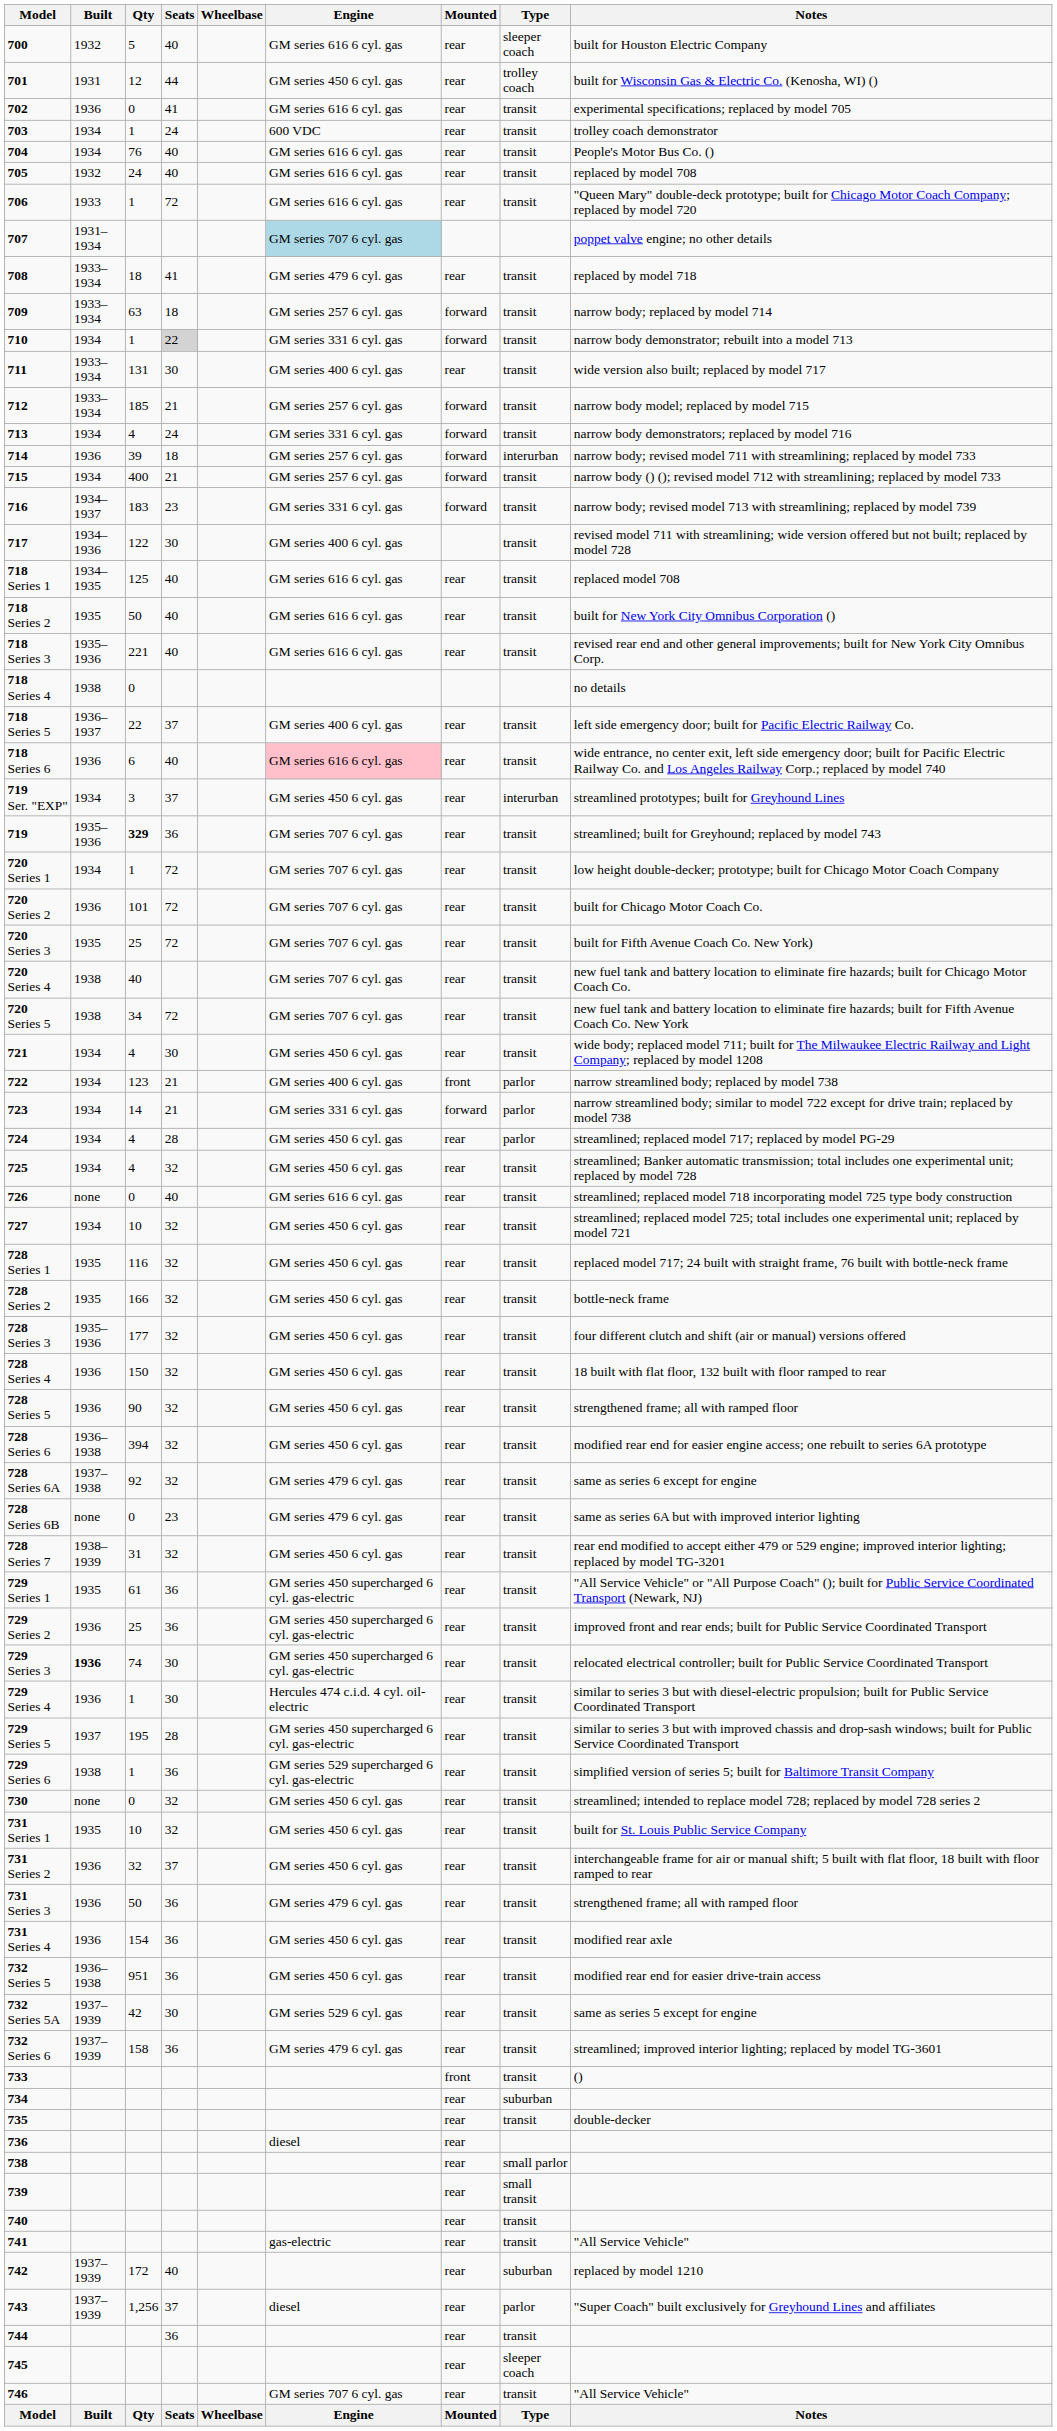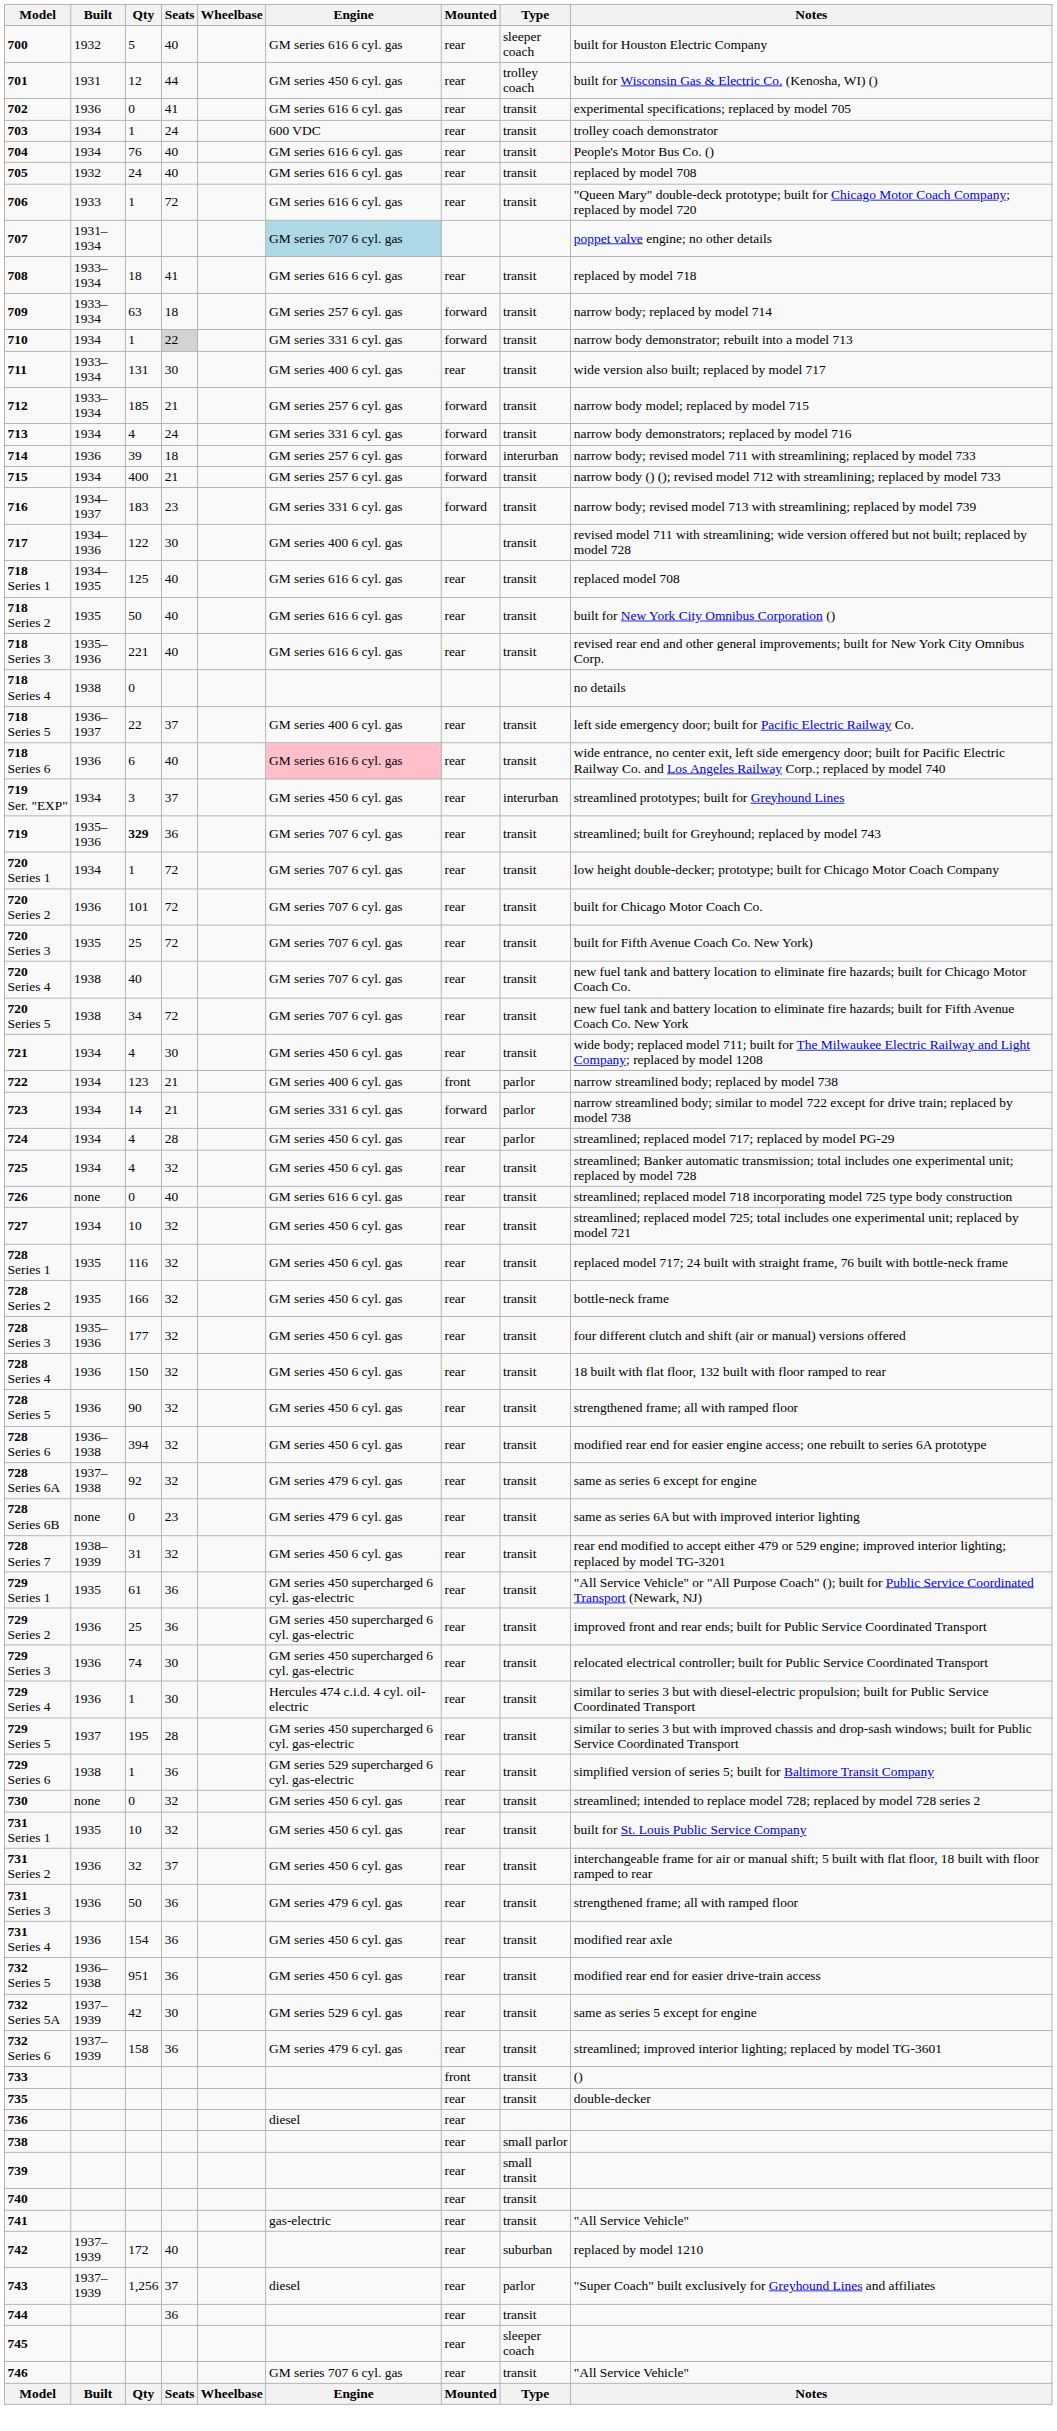(336, 275) GM series 479 6 cyl. gas -> (336, 275) GM series 616 6 cyl. gas
(87, 1663) bold -> (87, 1663) normal
- row: (18, 2098)
